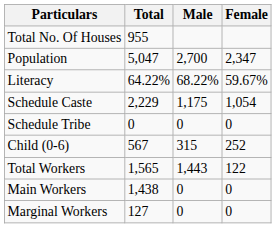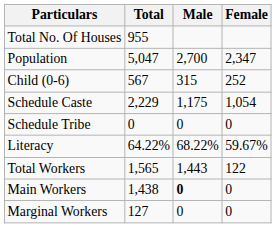rows swapped: (38, 146) <-> (31, 80)
(180, 189) normal -> (180, 189) bold
